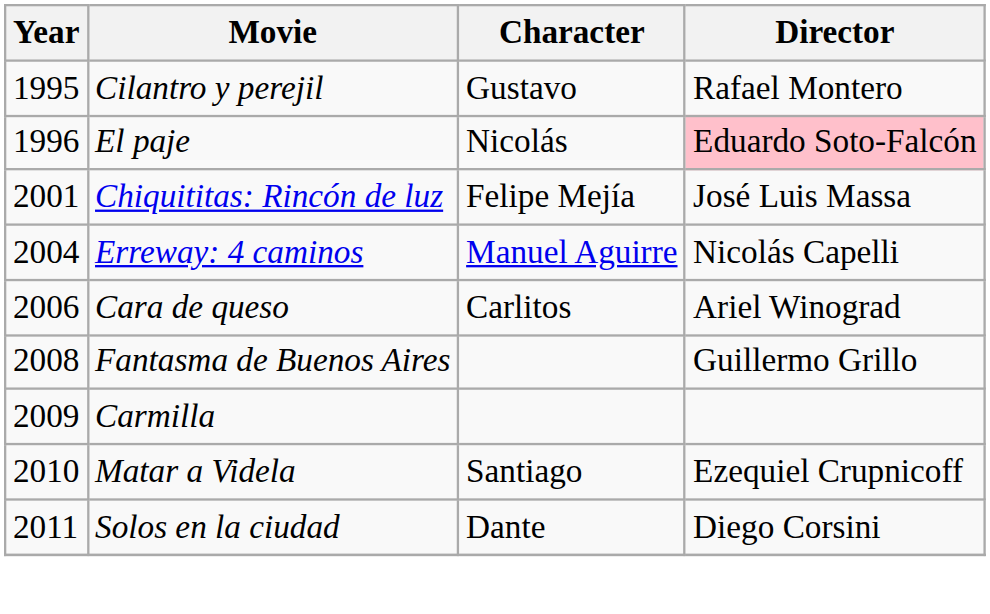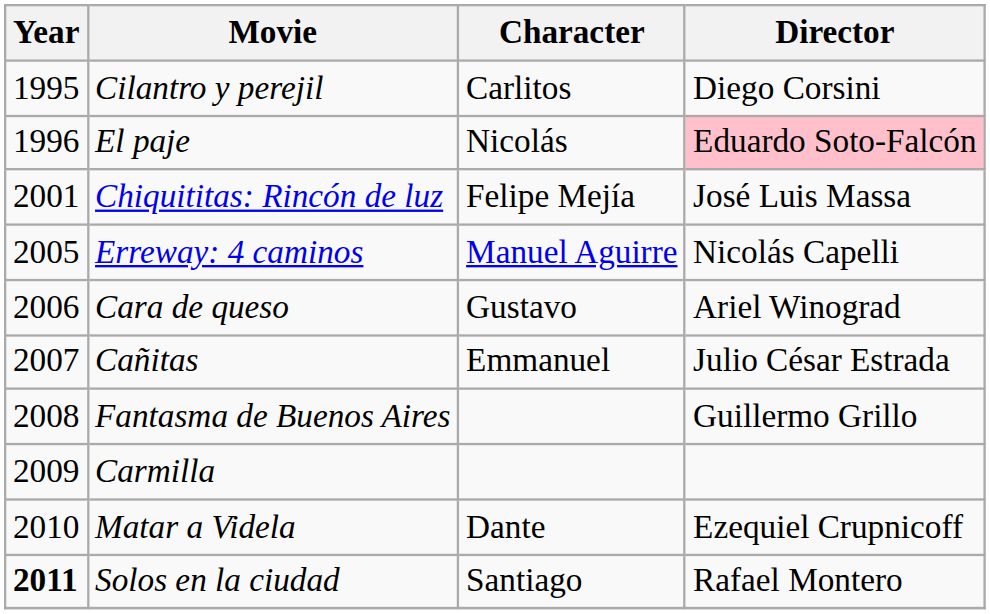(522, 87) Gustavo -> (519, 87) Carlitos
(798, 87) Rafael Montero -> (787, 87) Diego Corsini
(46, 251) 2004 -> (46, 251) 2005
(519, 306) Carlitos -> (522, 306) Gustavo
+ row: (147, 361)
(524, 471) Santiago -> (506, 526) Dante
(46, 526) normal -> (45, 580) bold
(506, 526) Dante -> (524, 580) Santiago
(787, 526) Diego Corsini -> (798, 580) Rafael Montero
